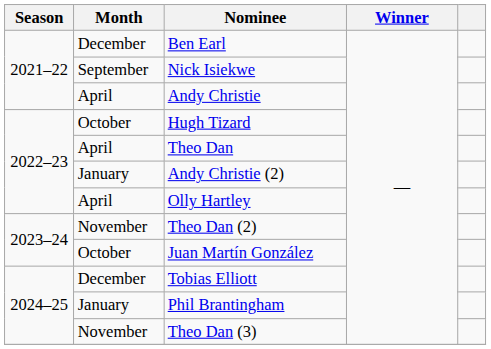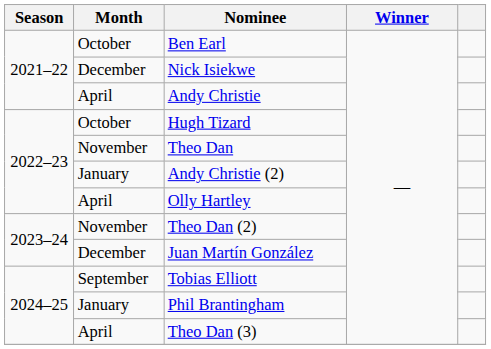(112, 43) December -> (104, 43) October
(113, 69) September -> (112, 69) December
(95, 148) April -> (112, 148) November
(104, 252) October -> (112, 252) December
(112, 278) December -> (113, 278) September
(112, 331) November -> (95, 331) April
